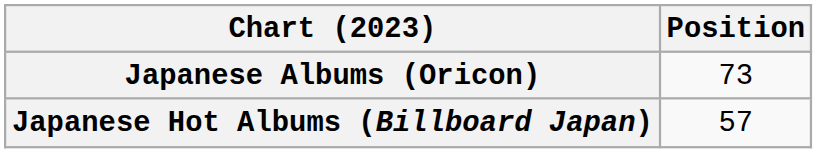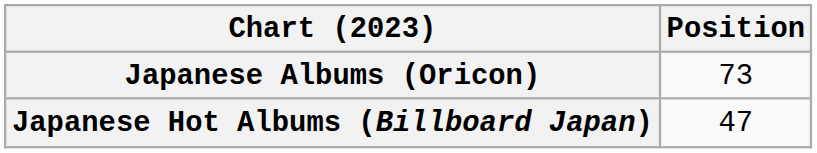(736, 123) 57 -> (736, 123) 47
